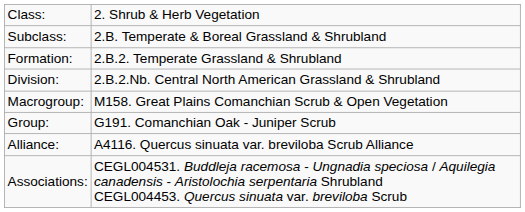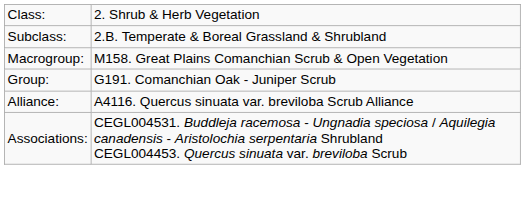- row: (40, 58)
- row: (33, 79)
